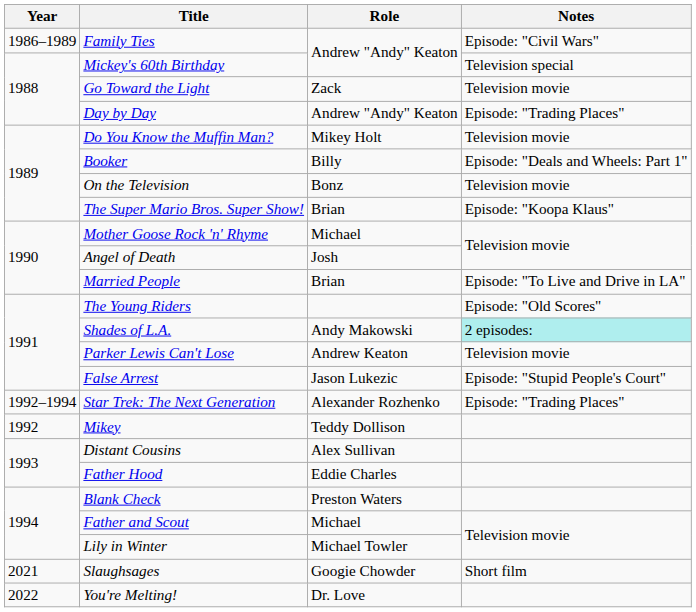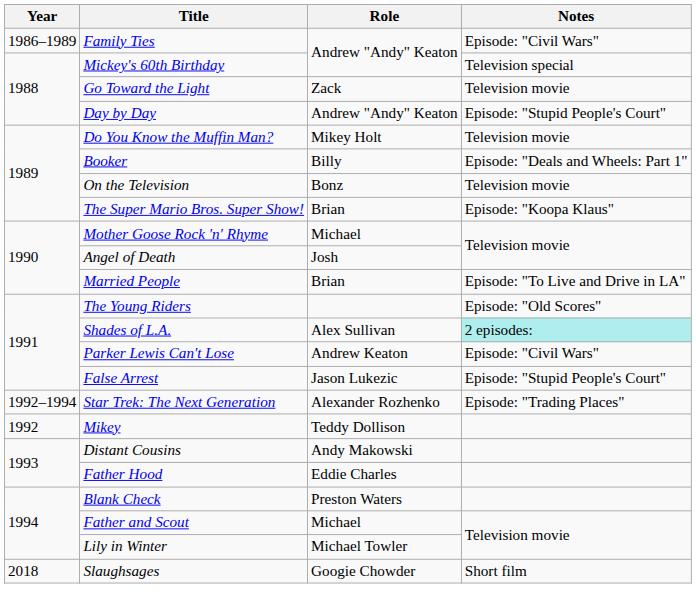(545, 112) Episode: "Trading Places" -> (565, 112) Episode: "Stupid People's Court"
(362, 329) Andy Makowski -> (353, 329) Alex Sullivan
(517, 354) Television movie -> (532, 354) Episode: "Civil Wars"
(353, 450) Alex Sullivan -> (362, 450) Andy Makowski
(23, 570) 2021 -> (23, 570) 2018
- row: (130, 595)
